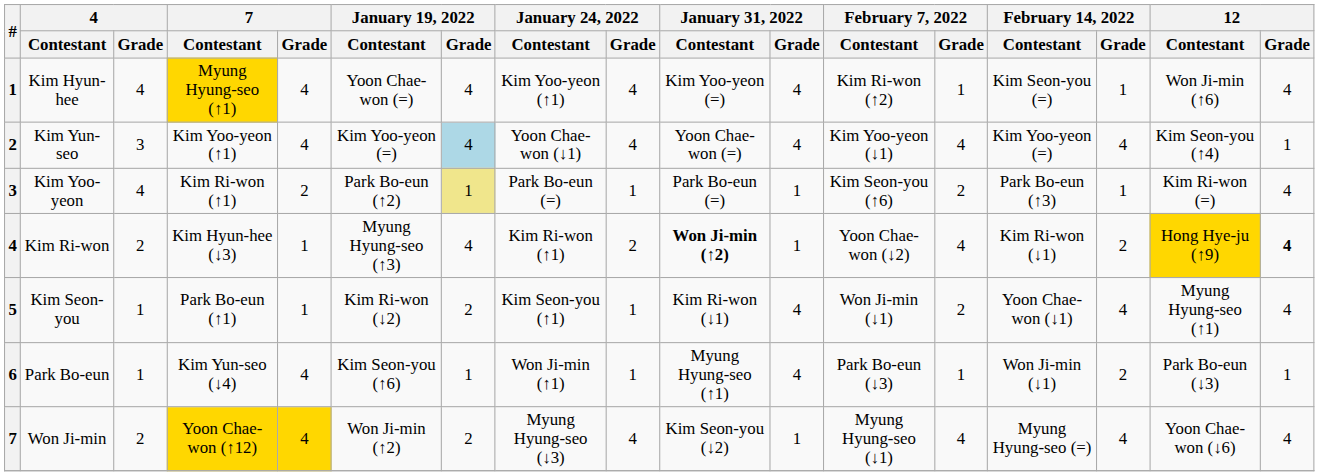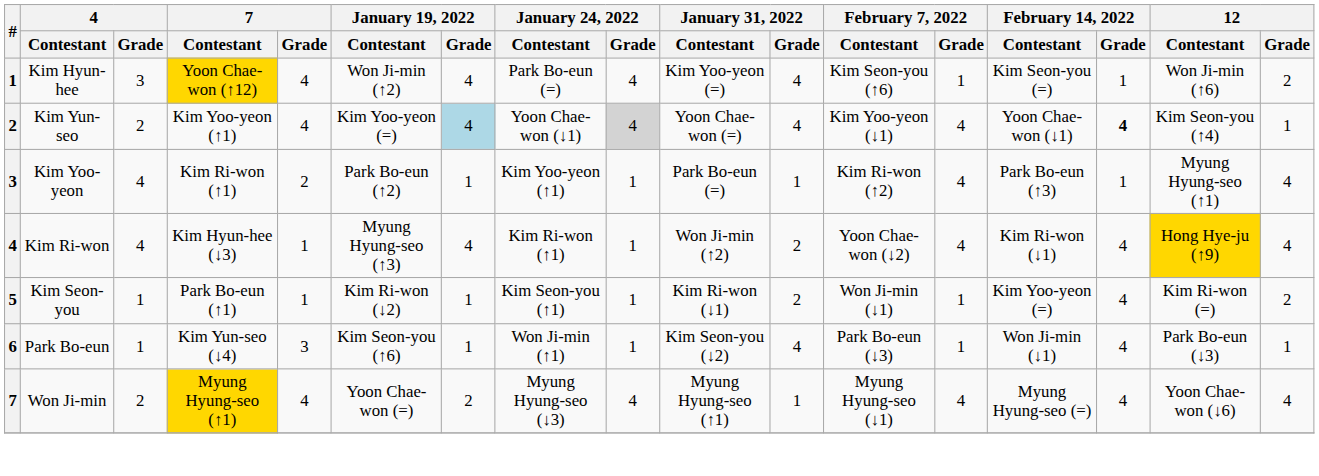(140, 90) 4 -> (140, 80) 3
(222, 90) Myung Hyung-seo (↑1) -> (222, 80) Yoon Chae-won (↑12)
(386, 90) Yoon Chae-won (=) -> (386, 80) Won Ji-min (↑2)
(551, 90) Kim Yoo-yeon (↑1) -> (551, 80) Park Bo-eun (=)
(879, 90) Kim Ri-won (↑2) -> (879, 80) Kim Seon-you (↑6)
(1287, 90) 4 -> (1287, 80) 2
(140, 145) 3 -> (140, 126) 2
(633, 145) no background -> (633, 126) lightgrey background
(1042, 145) Kim Yoo-yeon (=) -> (1042, 126) Yoon Chae-won (↓1)
(1123, 145) normal -> (1123, 126) bold
(469, 190) khaki background -> (469, 181) no background
(551, 190) Park Bo-eun (=) -> (551, 181) Kim Yoo-yeon (↑1)
(879, 190) Kim Seon-you (↑6) -> (879, 181) Kim Ri-won (↑2)
(961, 190) 2 -> (961, 181) 4
(1205, 190) Kim Ri-won (=) -> (1205, 181) Myung Hyung-seo (↑1)
(140, 245) 2 -> (140, 245) 4
(633, 245) 2 -> (633, 245) 1
(715, 245) bold -> (715, 245) normal
(797, 245) 1 -> (797, 245) 2
(1123, 245) 2 -> (1123, 245) 4
(1287, 245) bold -> (1287, 245) normal
(469, 309) 2 -> (469, 300) 1
(797, 309) 4 -> (797, 300) 2
(961, 309) 2 -> (961, 300) 1
(1042, 309) Yoon Chae-won (↓1) -> (1042, 300) Kim Yoo-yeon (=)
(1205, 309) Myung Hyung-seo (↑1) -> (1205, 300) Kim Ri-won (=)
(1287, 309) 4 -> (1287, 300) 2
(304, 374) 4 -> (304, 346) 3
(715, 374) Myung Hyung-seo (↑1) -> (715, 346) Kim Seon-you (↓2)
(1123, 374) 2 -> (1123, 346) 4
(222, 438) Yoon Chae-won (↑12) -> (222, 401) Myung Hyung-seo (↑1)
(304, 438) gold background -> (304, 401) no background
(386, 438) Won Ji-min (↑2) -> (386, 401) Yoon Chae-won (=)
(715, 438) Kim Seon-you (↓2) -> (715, 401) Myung Hyung-seo (↑1)
